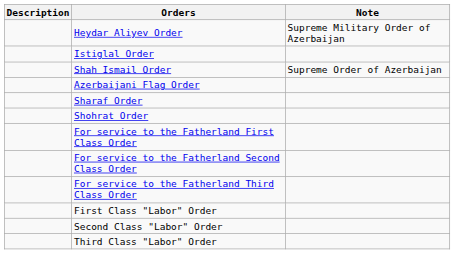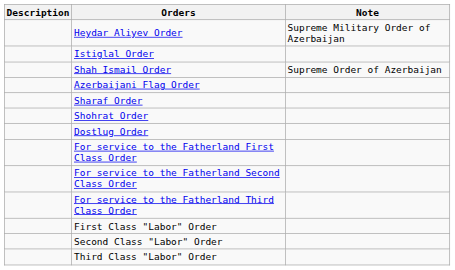+ row: (111, 131)
